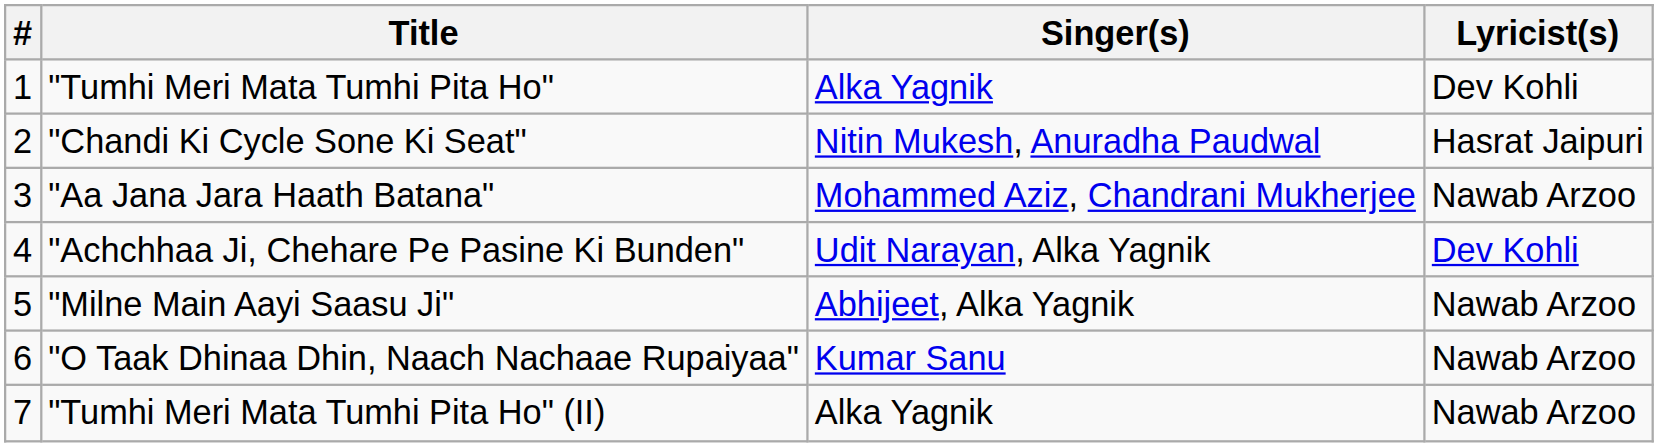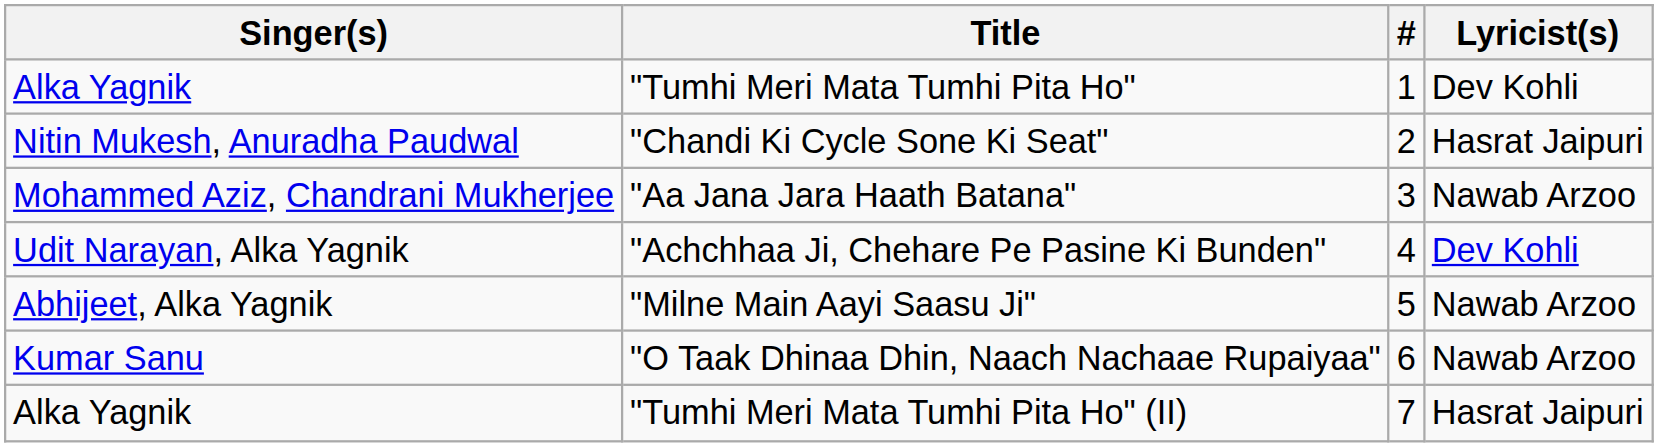columns swapped: (23, 33) <-> (1115, 33)
(1534, 413) Nawab Arzoo -> (1538, 413) Hasrat Jaipuri
